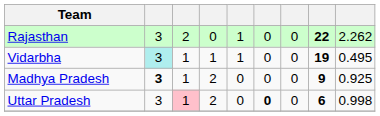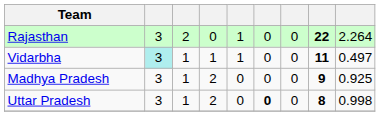(355, 36) 2.262 -> (355, 36) 2.264
(322, 57) 19 -> (322, 57) 11
(355, 57) 0.495 -> (355, 57) 0.497
(159, 79) bold -> (159, 79) normal
(186, 100) pink background -> (186, 100) no background
(322, 100) 6 -> (322, 100) 8
